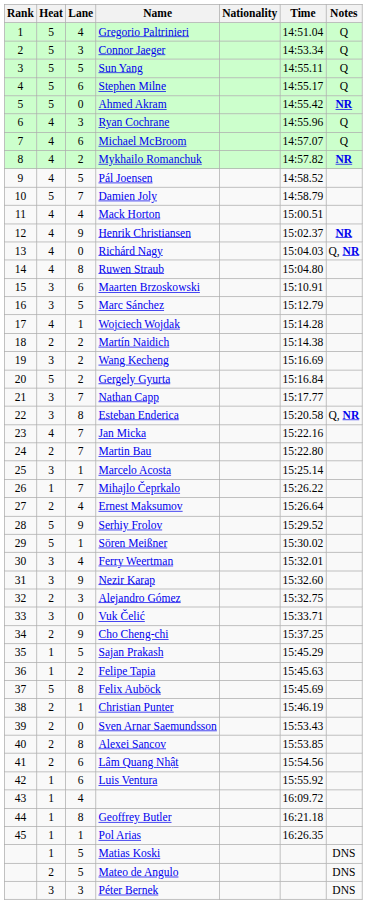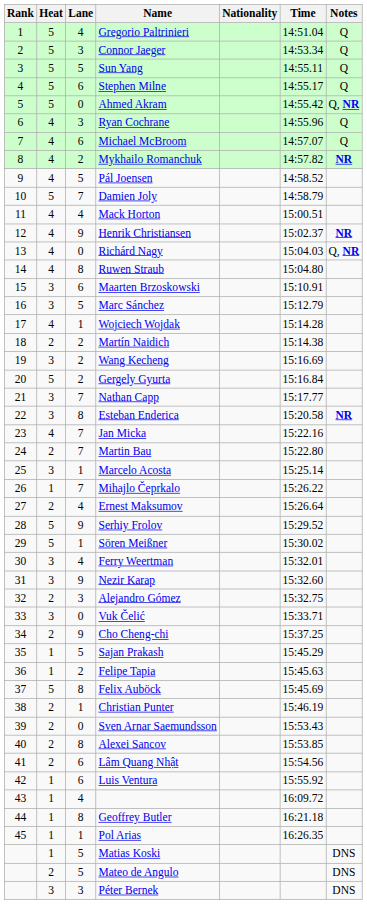(344, 104) NR -> (344, 104) Q, NR
(344, 415) Q, NR -> (344, 415) NR
